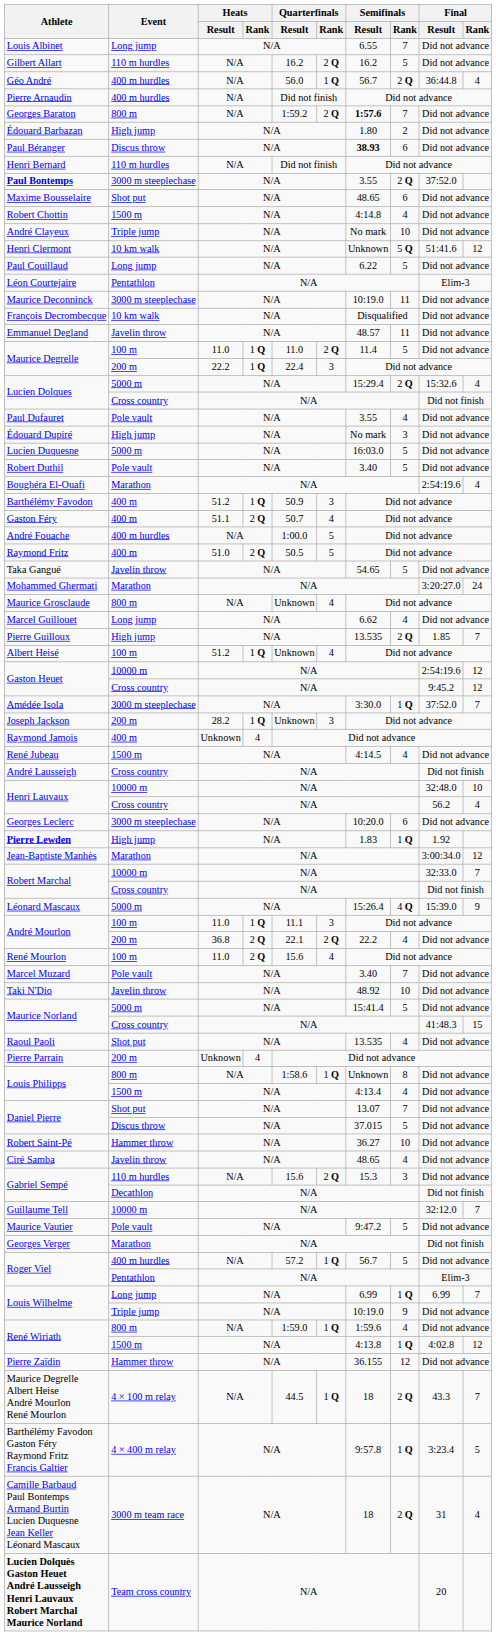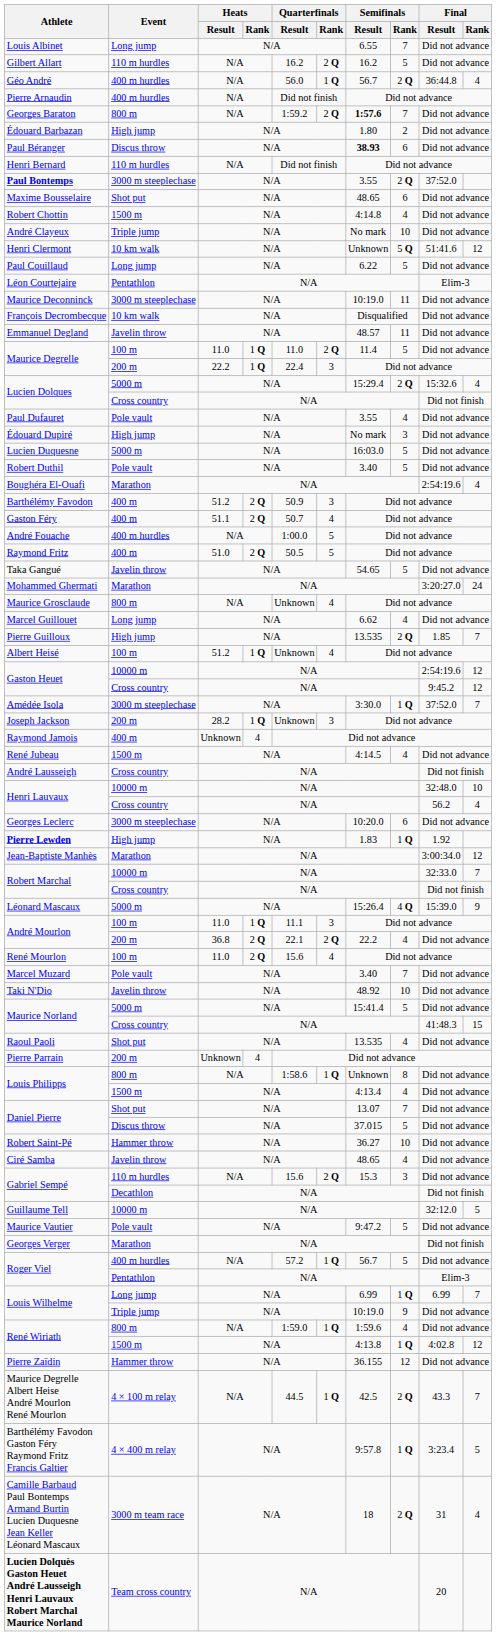(258, 502) 1 Q -> (258, 502) 2 Q
(477, 1210) 7 -> (477, 1210) 5
(368, 1397) 18 -> (368, 1397) 42.5
